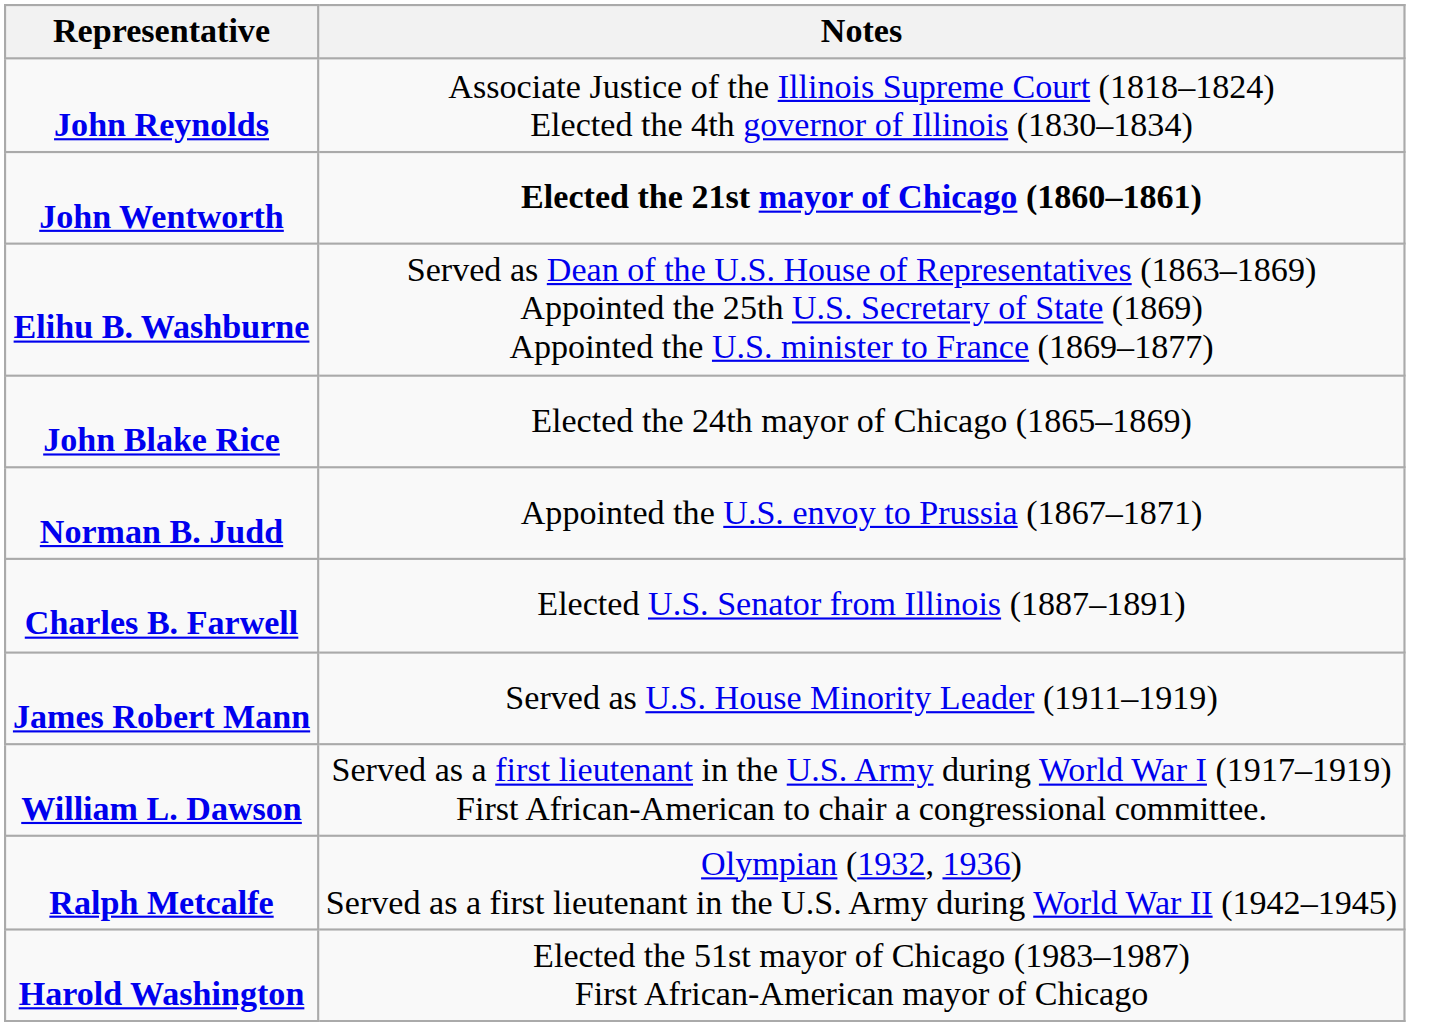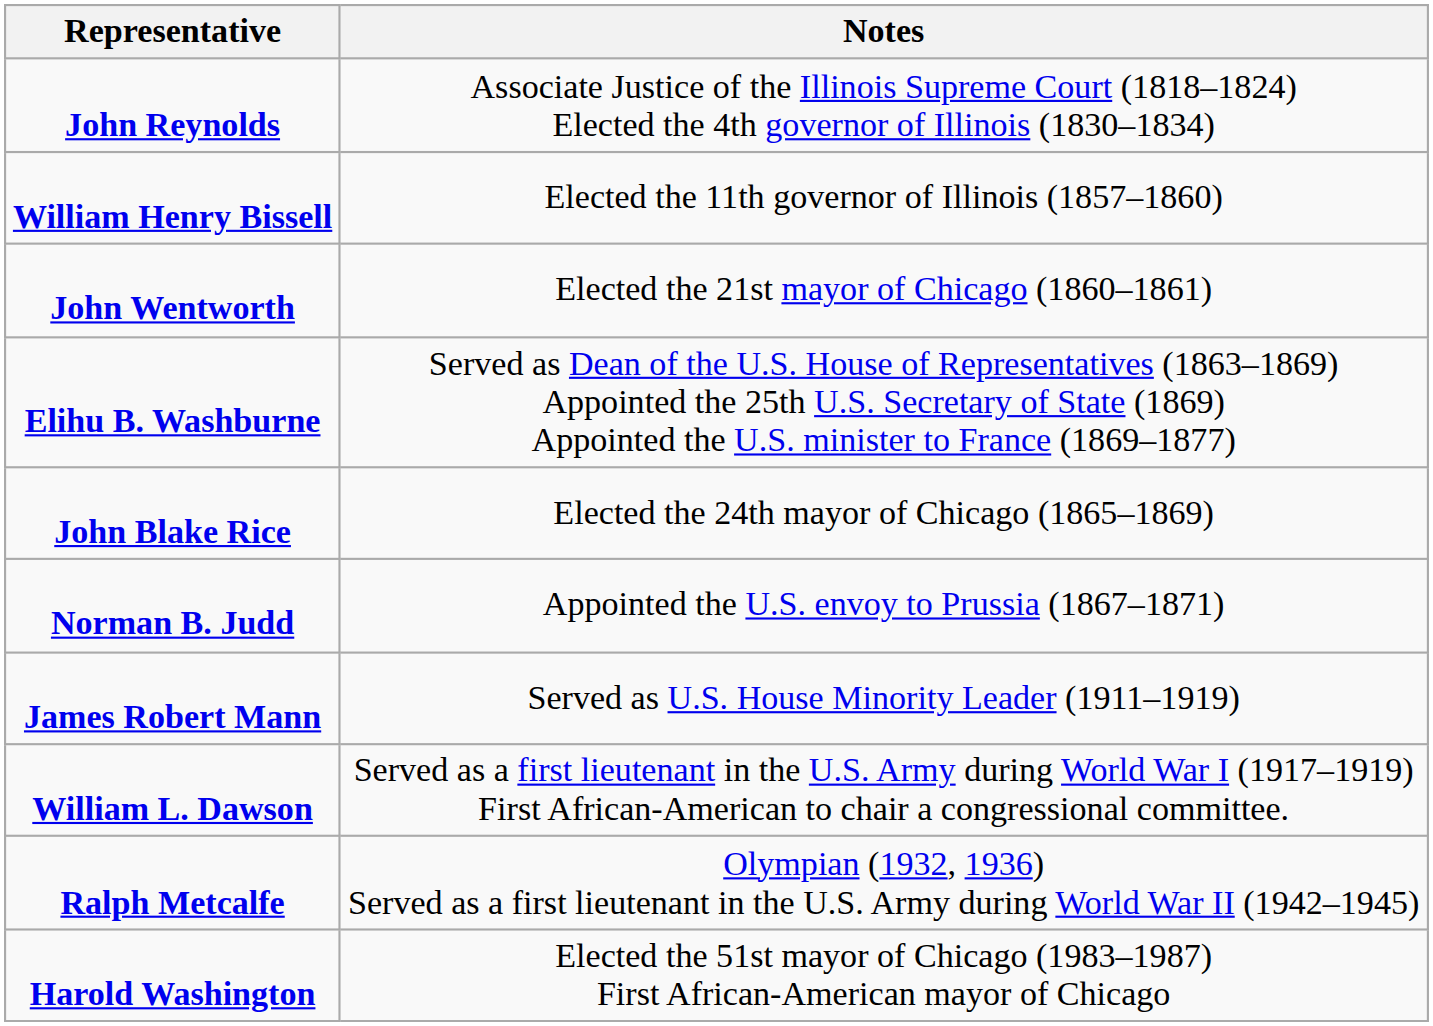+ row: (173, 216)
(862, 197) bold -> (884, 289) normal
- row: (162, 624)
